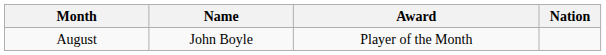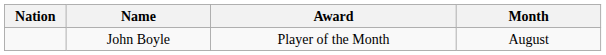columns swapped: (570, 16) <-> (77, 16)
